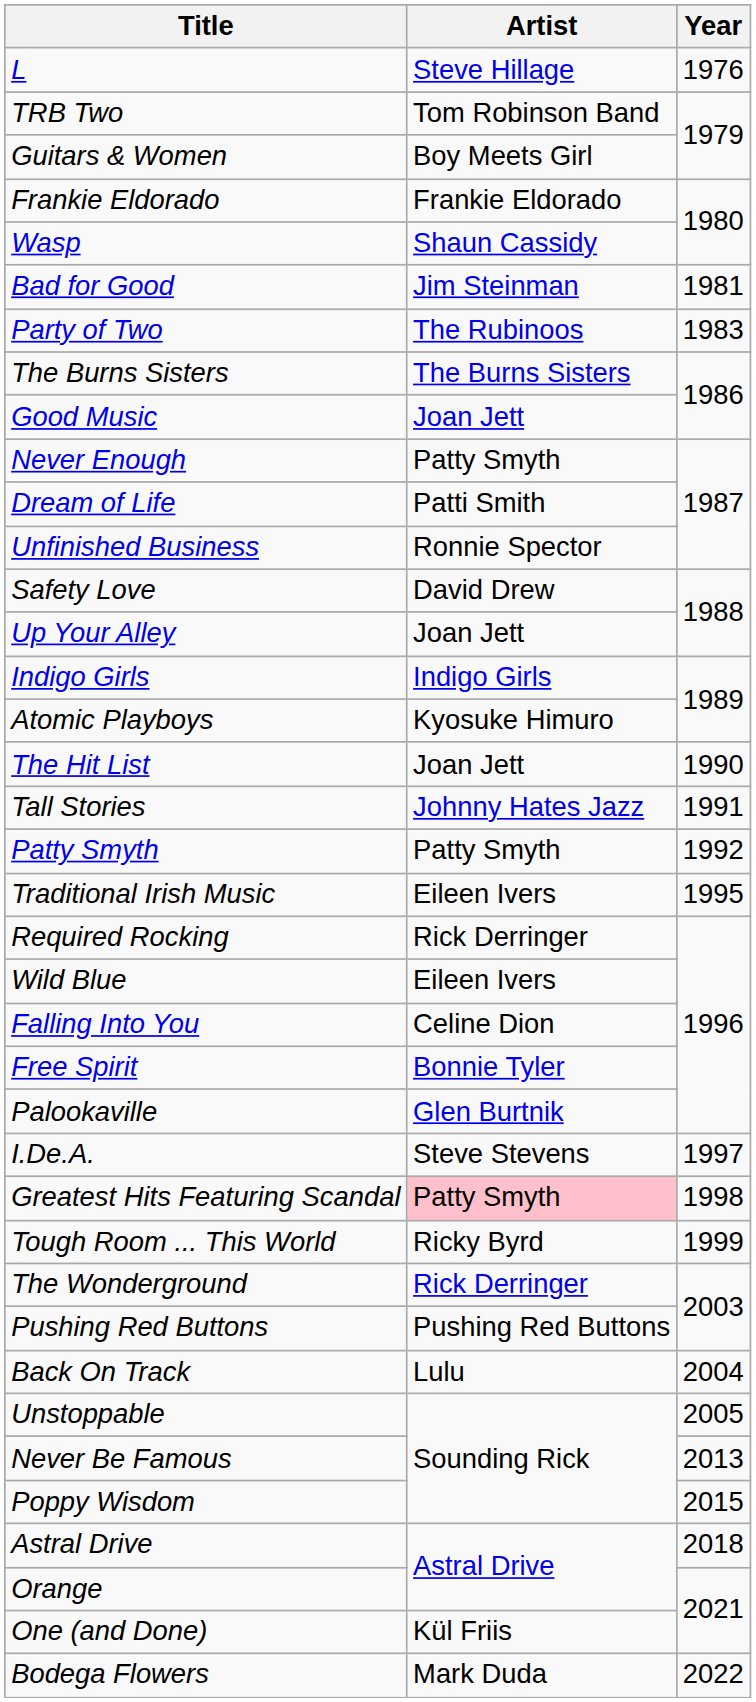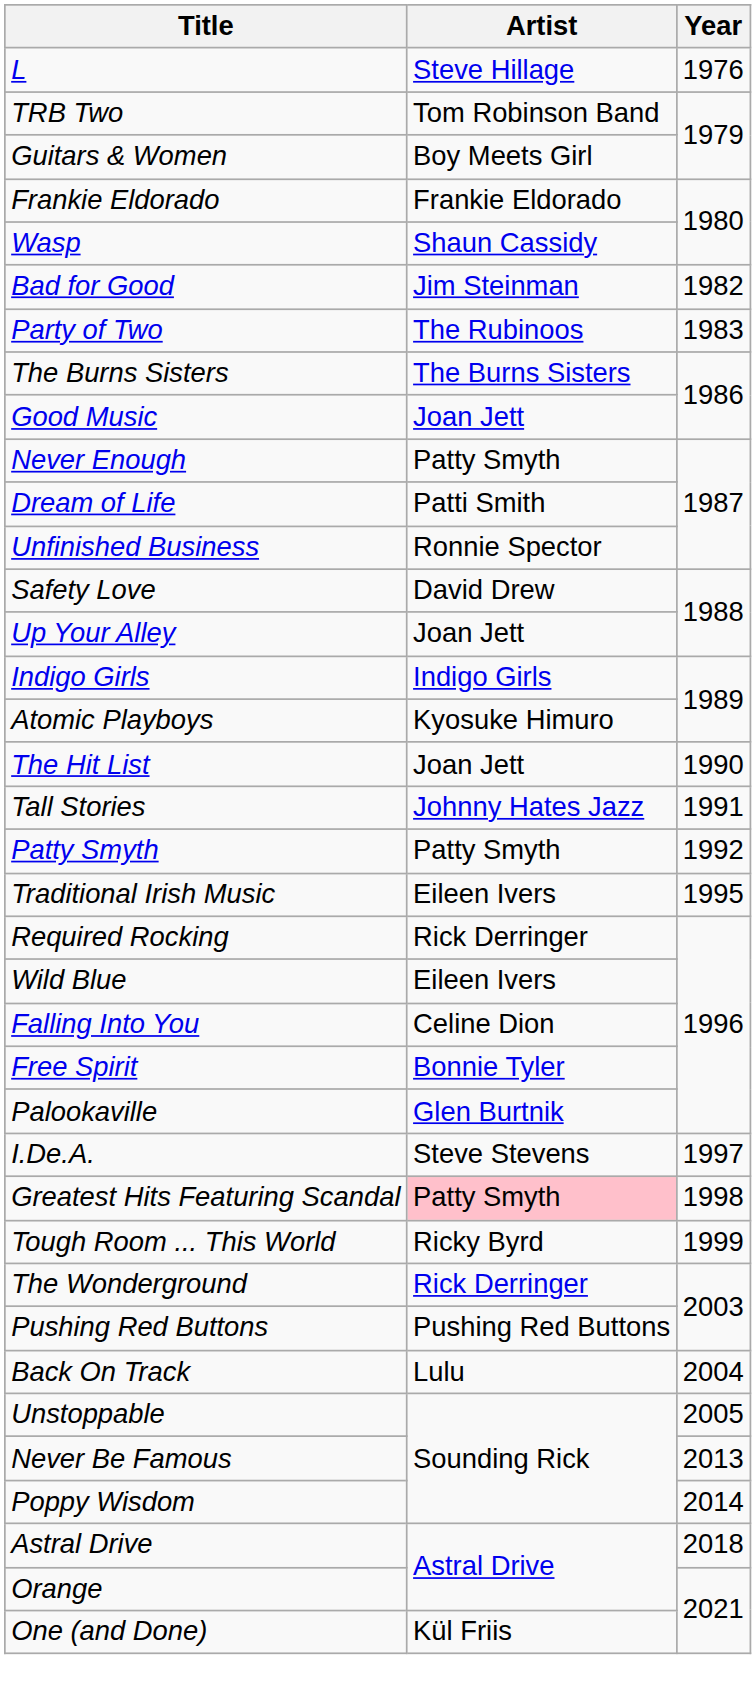(713, 286) 1981 -> (713, 286) 1982
(713, 1501) 2015 -> (713, 1501) 2014
- row: (110, 1675)
